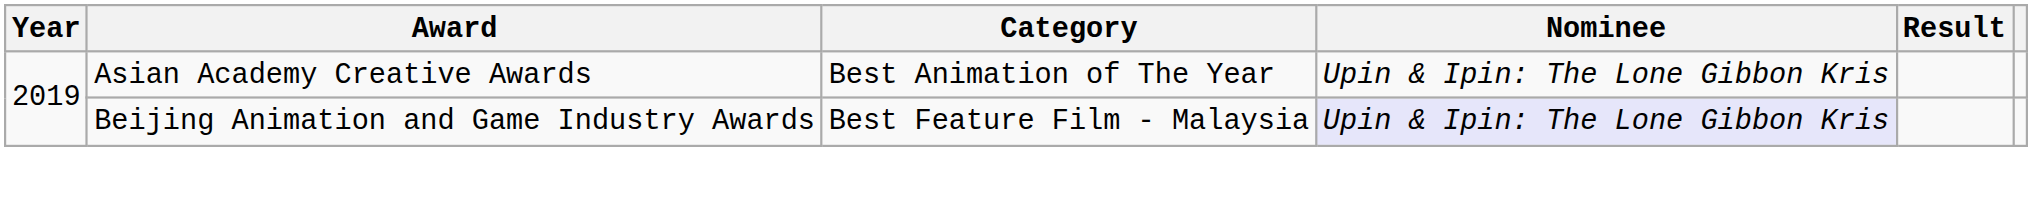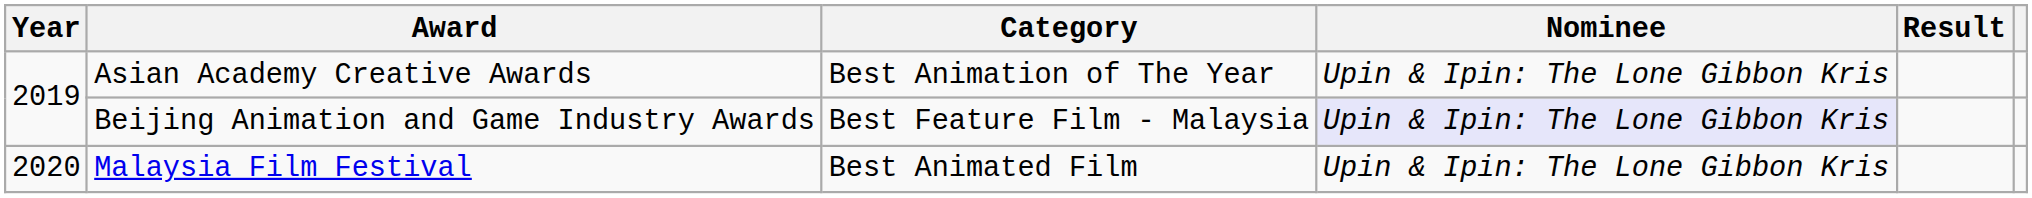+ row: (283, 168)
